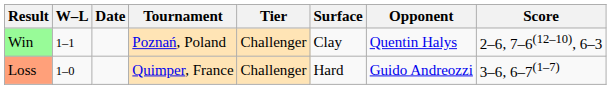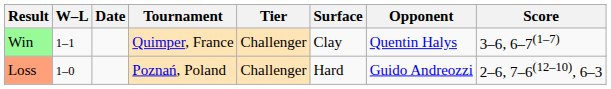(179, 42) Poznań, Poland -> (183, 42) Quimper, France
(541, 42) 2–6, 7–6(12–10), 6–3 -> (520, 42) 3–6, 6–7(1–7)
(183, 70) Quimper, France -> (179, 70) Poznań, Poland
(520, 70) 3–6, 6–7(1–7) -> (541, 70) 2–6, 7–6(12–10), 6–3
